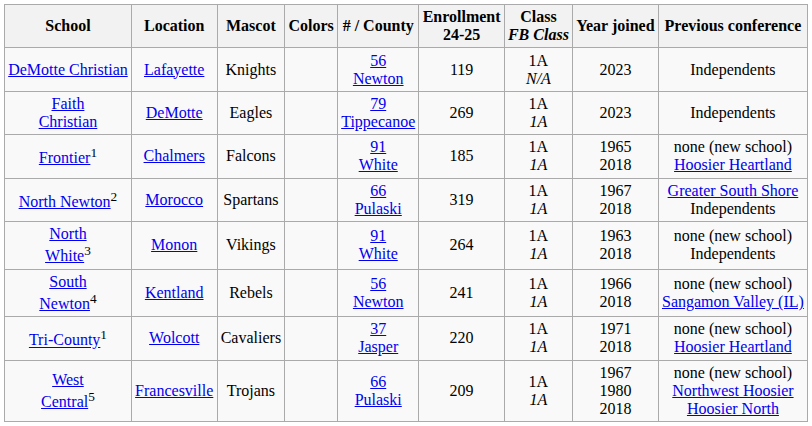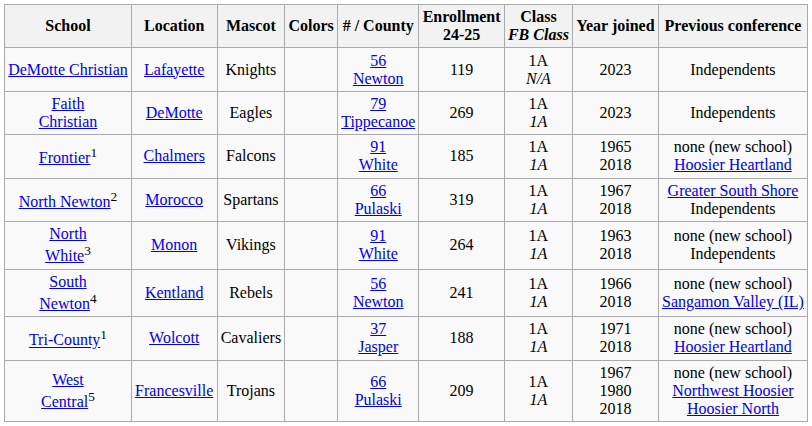(462, 338) 220 -> (462, 338) 188
